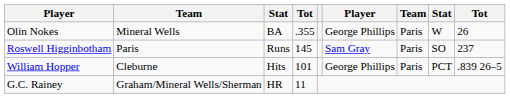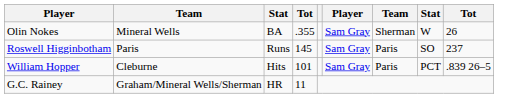(360, 31) George Phillips -> (348, 31) Sam Gray
(411, 31) Paris -> (395, 31) Sherman
(360, 66) George Phillips -> (348, 66) Sam Gray
